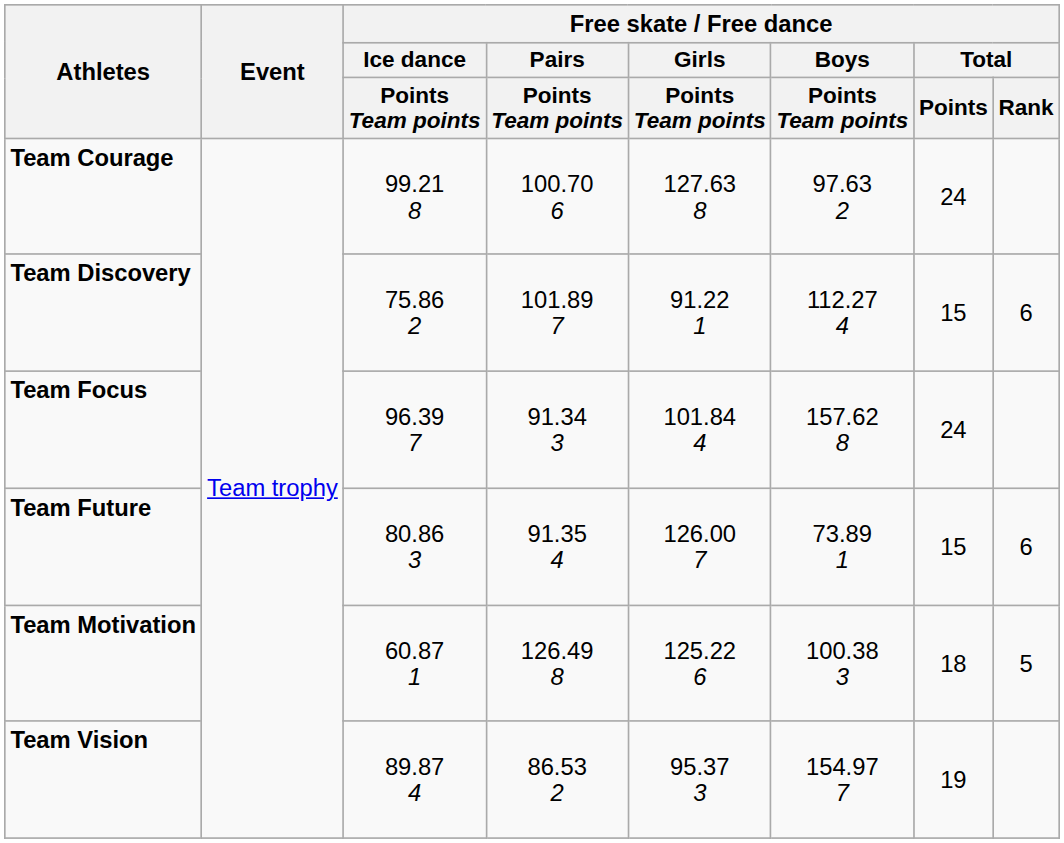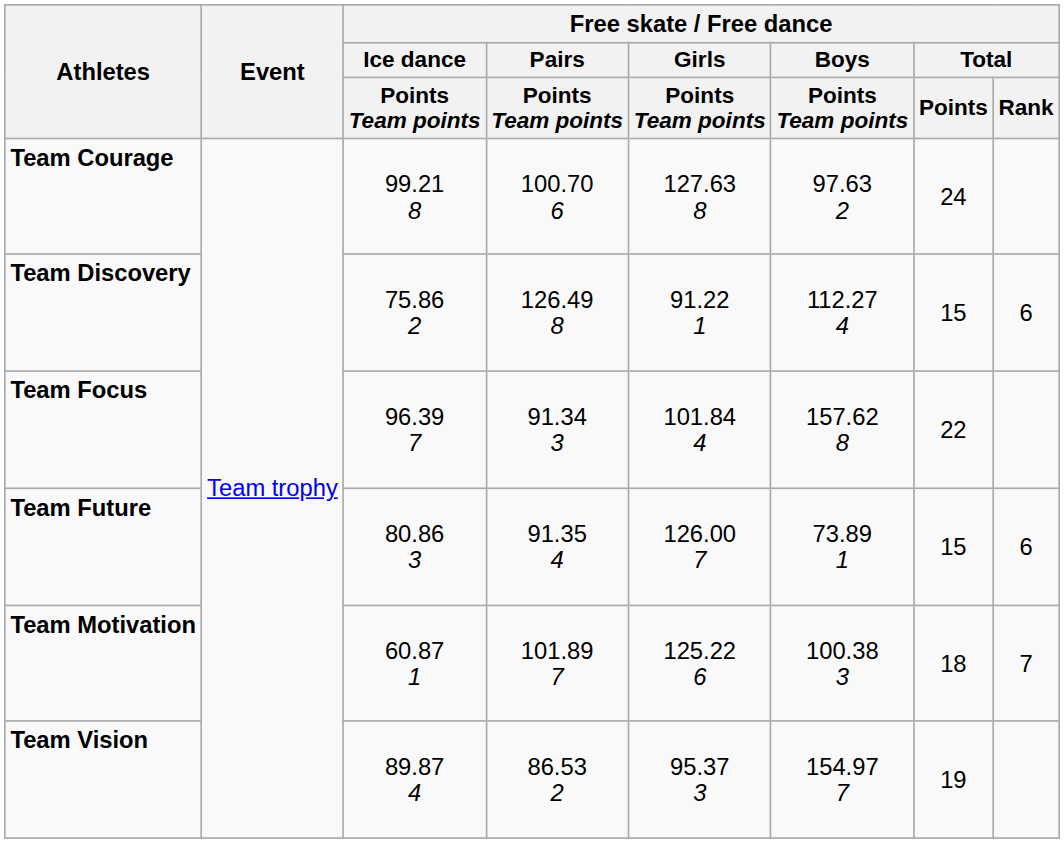(557, 313) 101.89 7 -> (557, 313) 126.49 8
(953, 430) 24 -> (953, 430) 22
(557, 664) 126.49 8 -> (557, 664) 101.89 7
(1026, 664) 5 -> (1026, 664) 7
